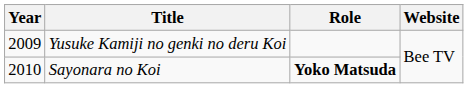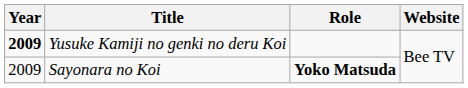(25, 43) normal -> (25, 43) bold
(25, 69) 2010 -> (25, 69) 2009
